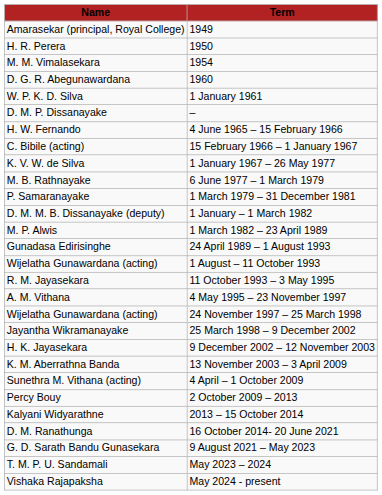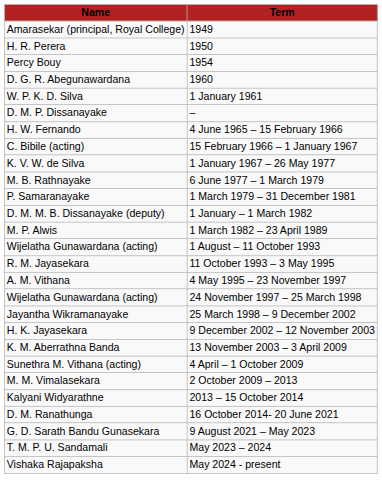(53, 63) M. M. Vimalasekara -> (34, 63) Percy Bouy
- row: (260, 247)
(34, 398) Percy Bouy -> (53, 381) M. M. Vimalasekara
